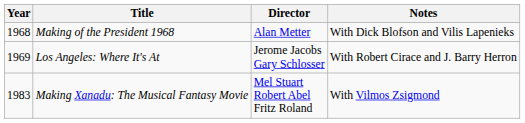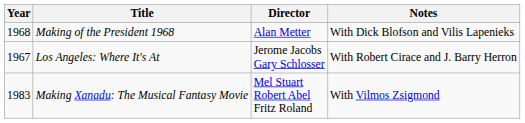(19, 57) 1969 -> (19, 57) 1967
